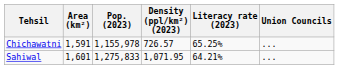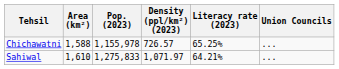(78, 44) 1,591 -> (78, 44) 1,588
(78, 57) 1,601 -> (78, 57) 1,610
(163, 57) 1,071.95 -> (163, 57) 1,071.97
